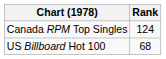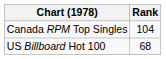(145, 29) 124 -> (145, 29) 104
